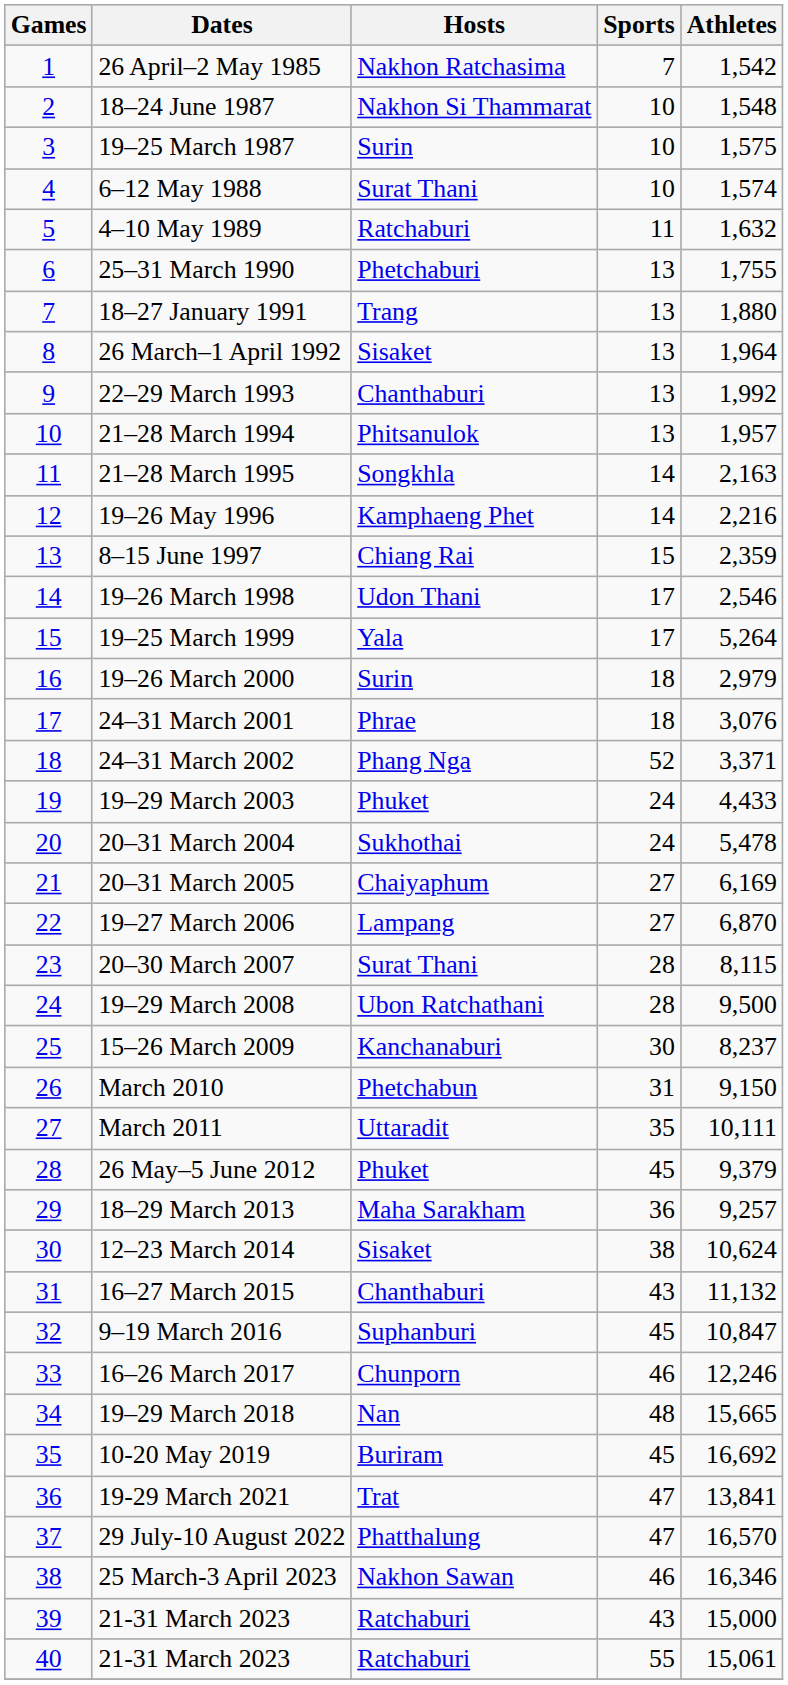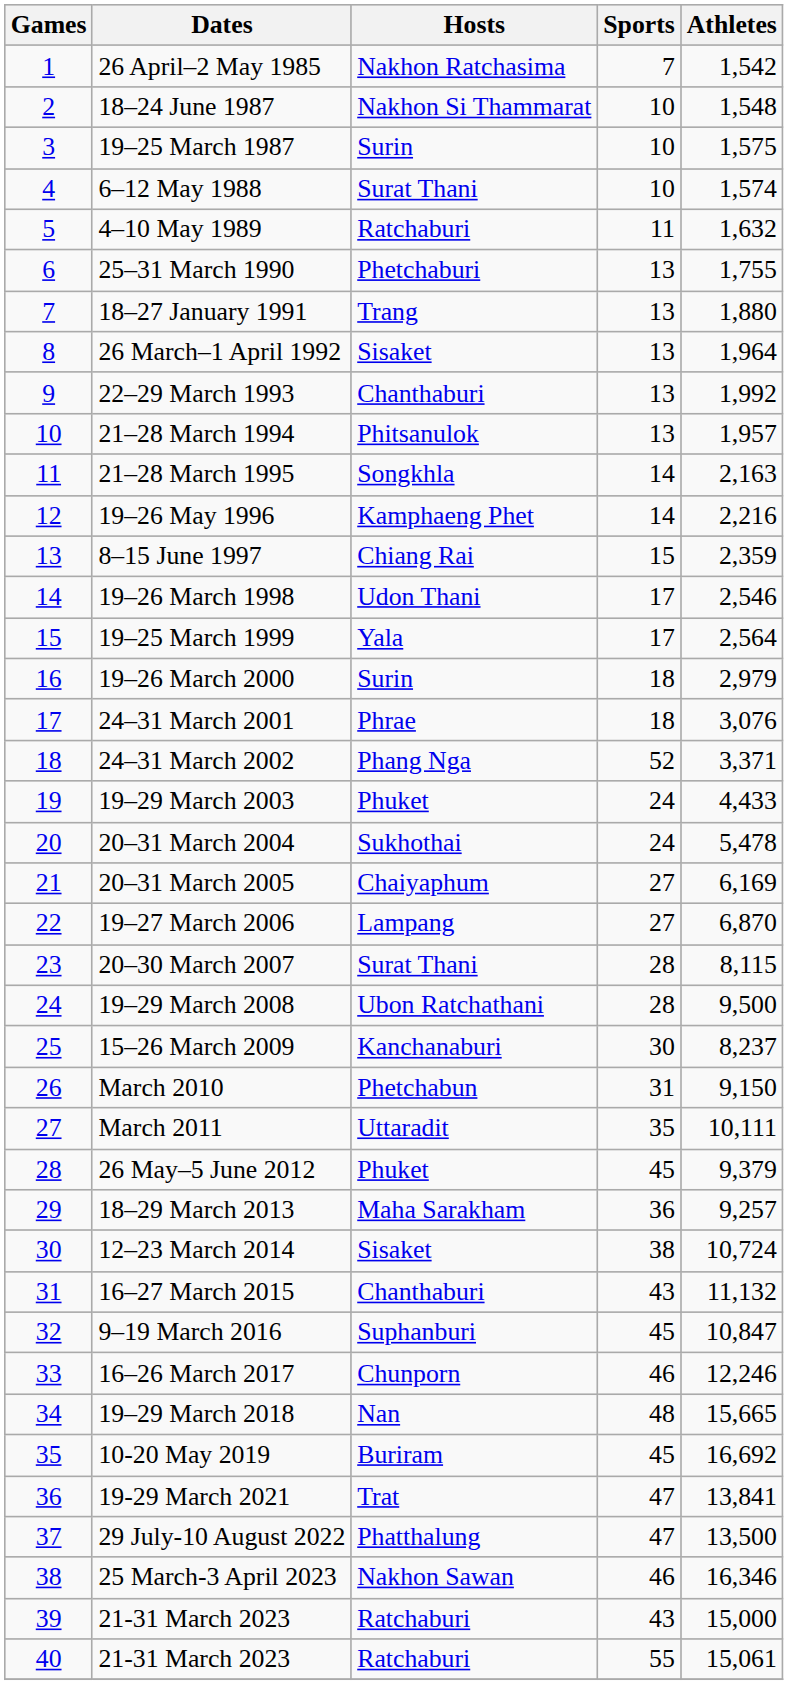(748, 637) 5,264 -> (748, 637) 2,564
(741, 1250) 10,624 -> (741, 1250) 10,724
(741, 1536) 16,570 -> (741, 1536) 13,500
